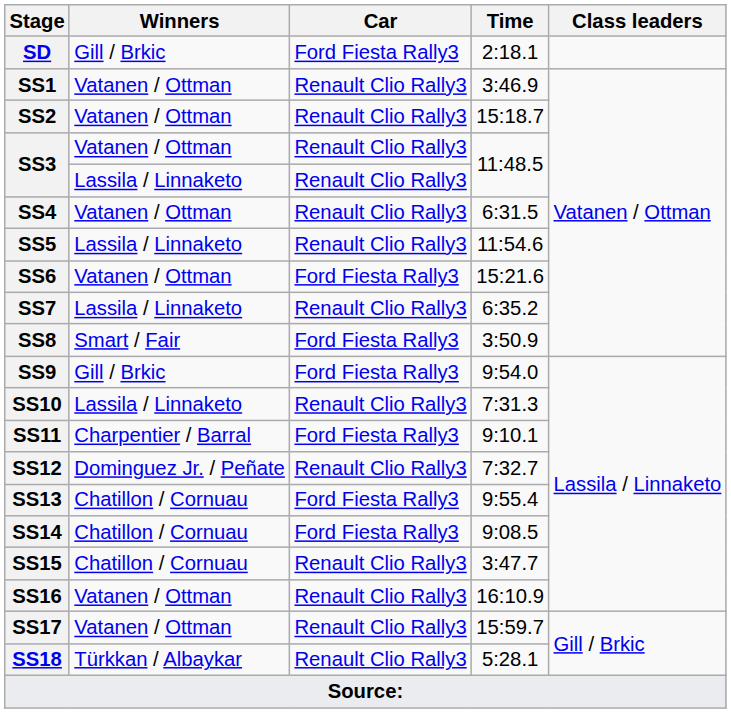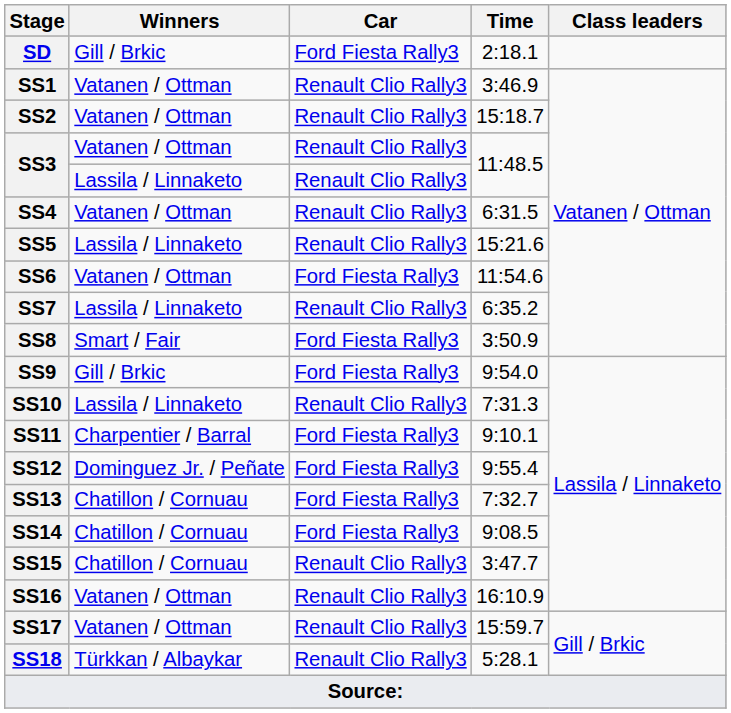(510, 244) 11:54.6 -> (510, 244) 15:21.6
(510, 276) 15:21.6 -> (510, 276) 11:54.6
(381, 467) Renault Clio Rally3 -> (377, 467) Ford Fiesta Rally3
(510, 467) 7:32.7 -> (510, 467) 9:55.4
(510, 499) 9:55.4 -> (510, 499) 7:32.7
